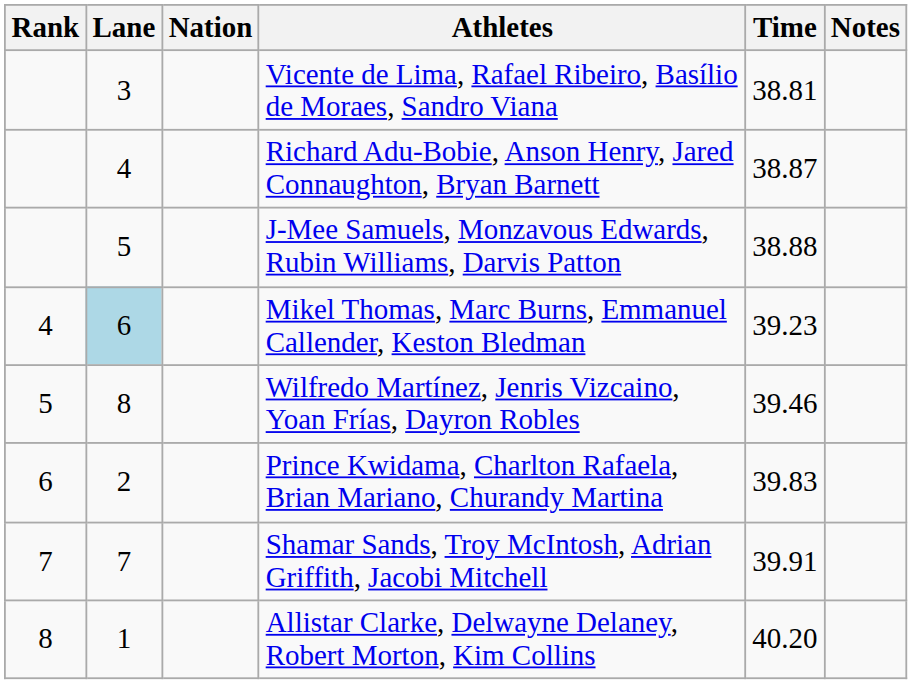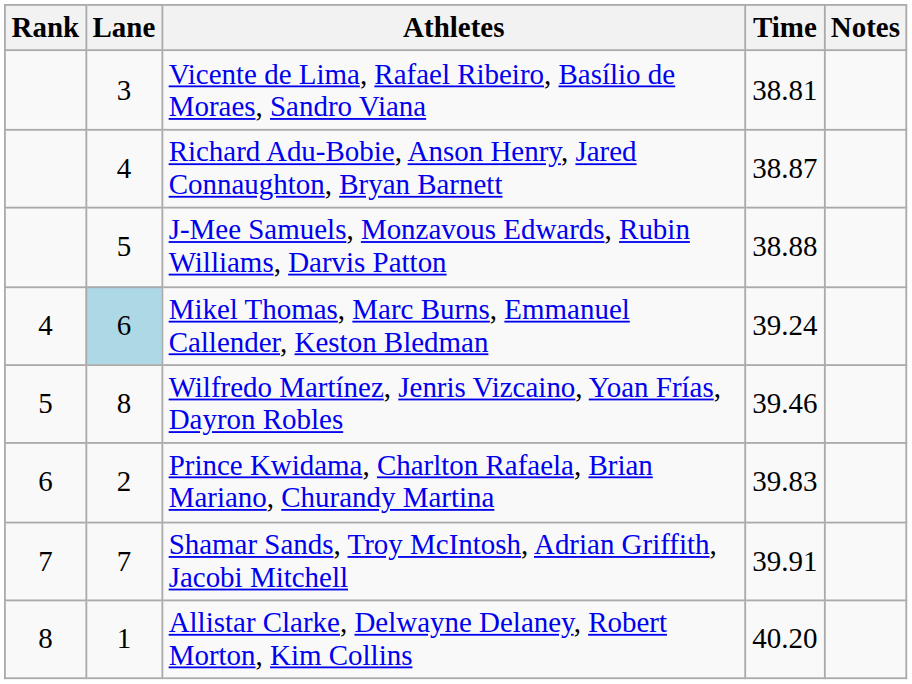- column: (210, 27)
(785, 325) 39.23 -> (785, 325) 39.24
